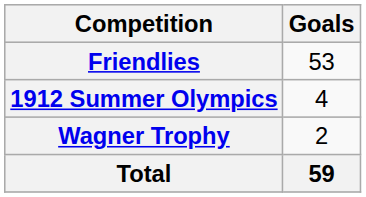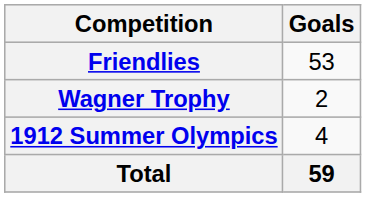rows swapped: (144, 99) <-> (144, 136)
